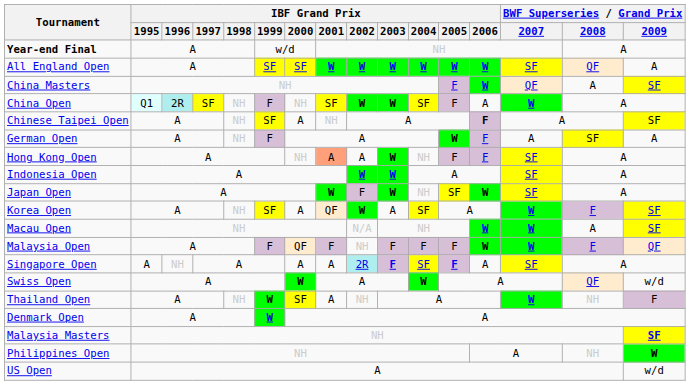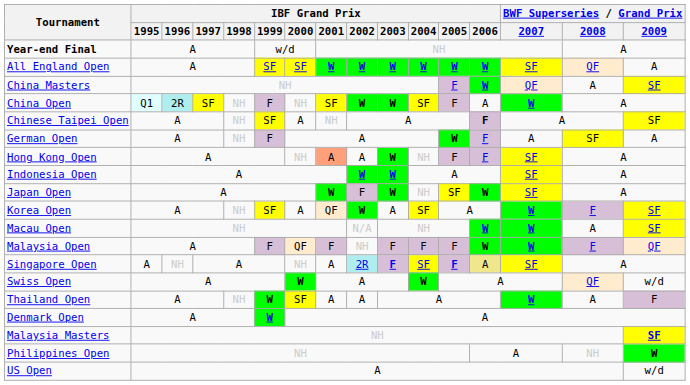(300, 264) A -> (300, 264) NH
(485, 264) no background -> (485, 264) khaki background
(362, 299) NH -> (362, 299) A
(593, 299) NH -> (593, 299) A
